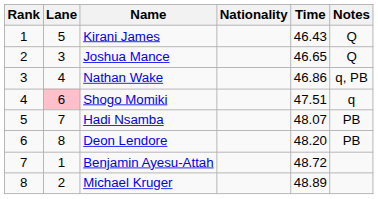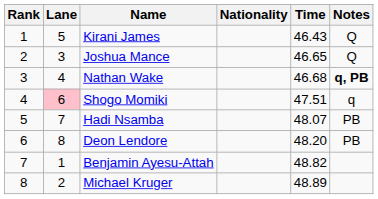(310, 78) 46.86 -> (310, 78) 46.68
(352, 78) normal -> (352, 78) bold
(310, 162) 48.72 -> (310, 162) 48.82
